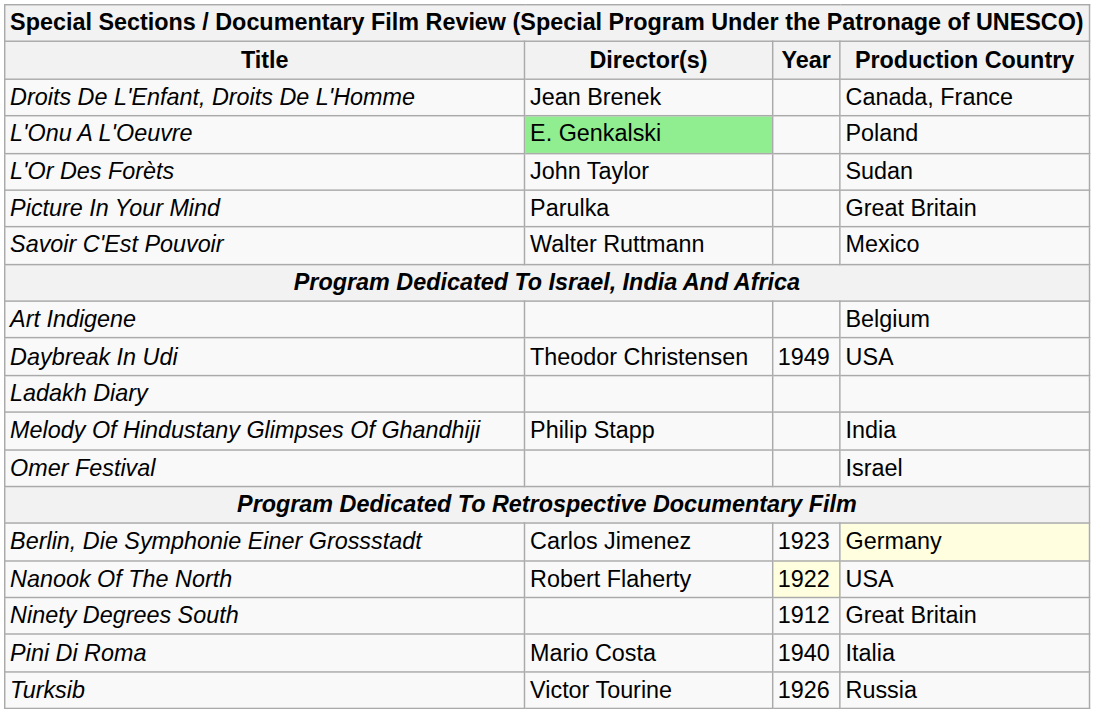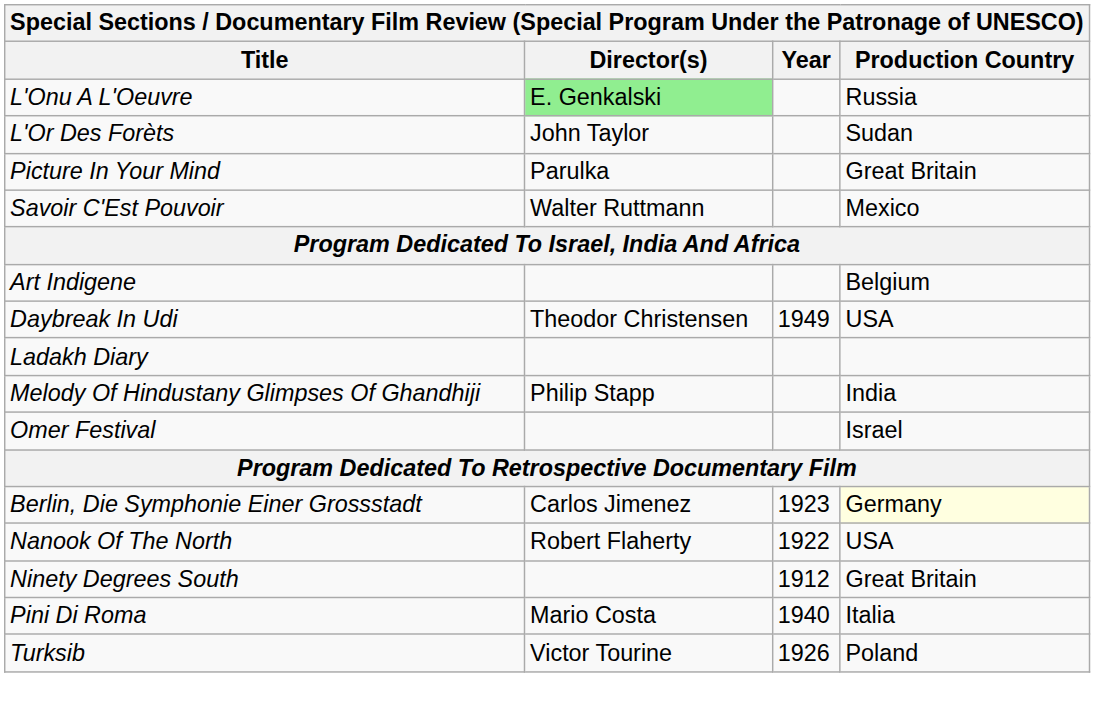- row: (213, 97)
(882, 134) Poland -> (881, 97) Russia
(804, 578) lightyellow background -> (804, 541) no background
(881, 689) Russia -> (882, 652) Poland
